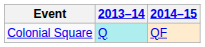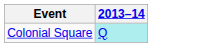- column: (174, 14)
